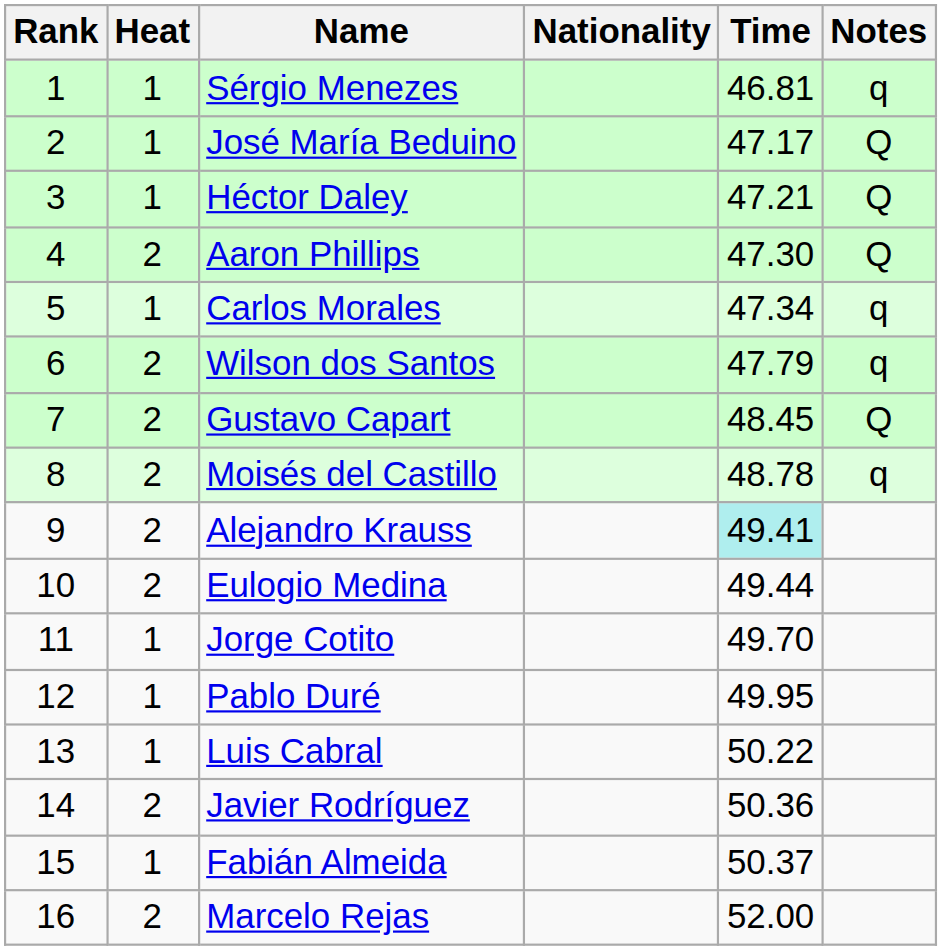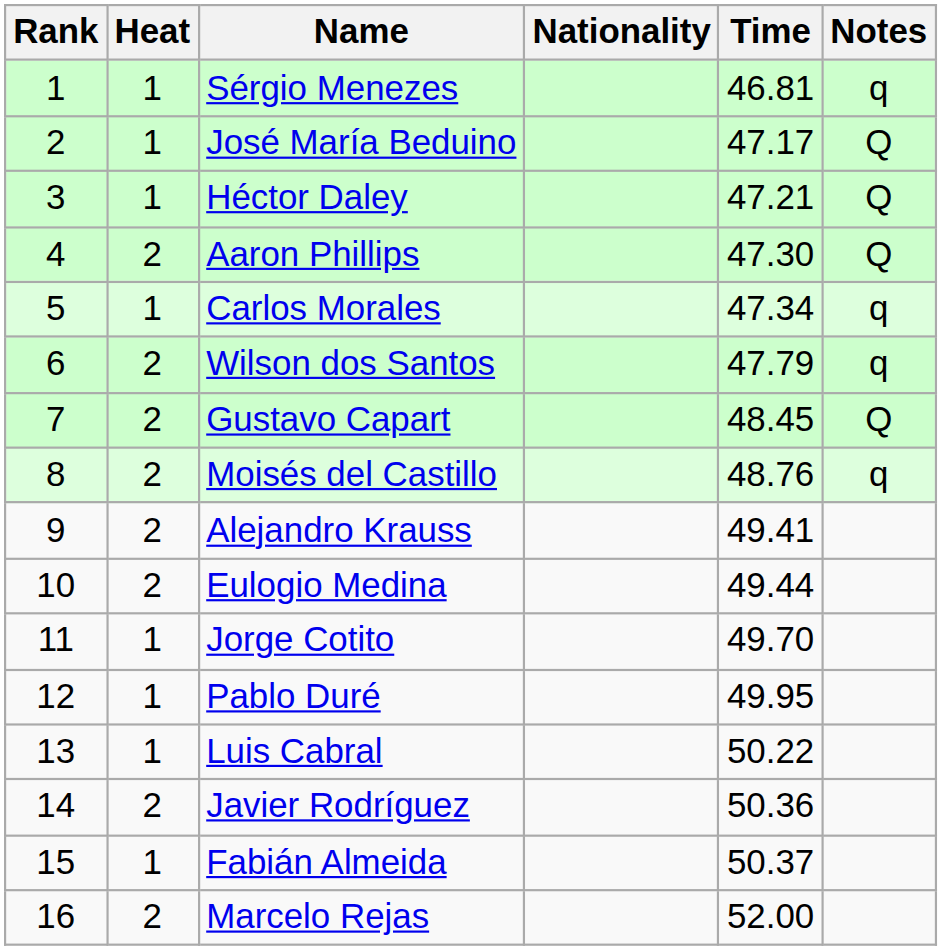(771, 474) 48.78 -> (771, 474) 48.76
(771, 530) paleturquoise background -> (771, 530) no background
